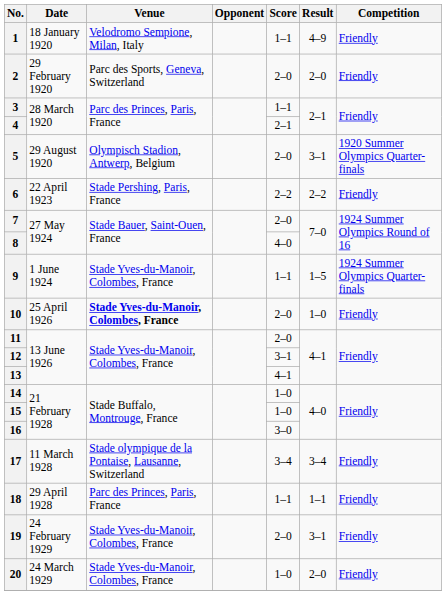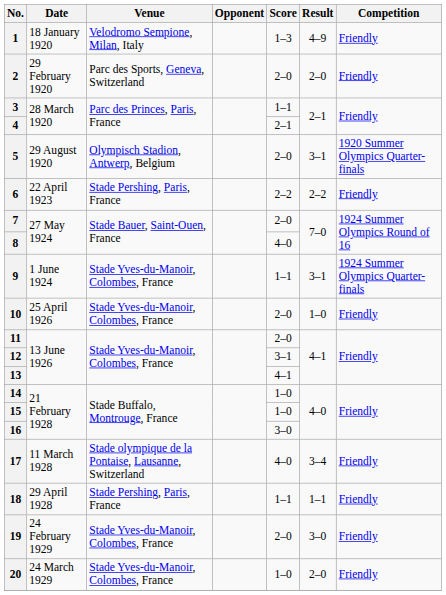(283, 38) 1–1 -> (283, 38) 1–3
(318, 276) 1–5 -> (318, 276) 3–1
(145, 314) bold -> (142, 314) normal
(283, 461) 3–4 -> (283, 461) 4–0
(143, 499) Parc des Princes, Paris, France -> (140, 499) Stade Pershing, Paris, France
(318, 536) 3–1 -> (318, 536) 3–0
